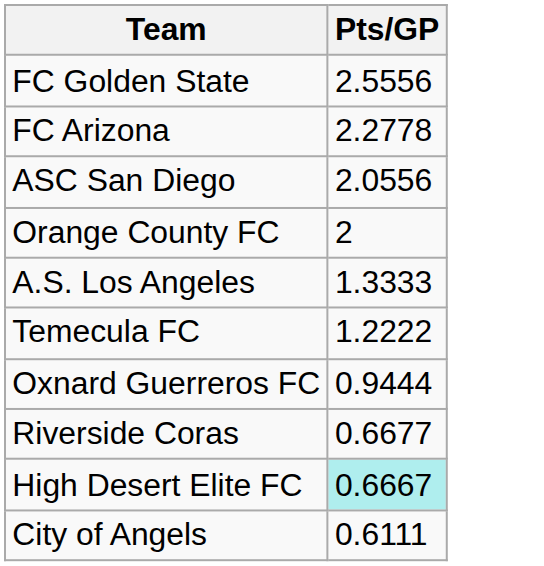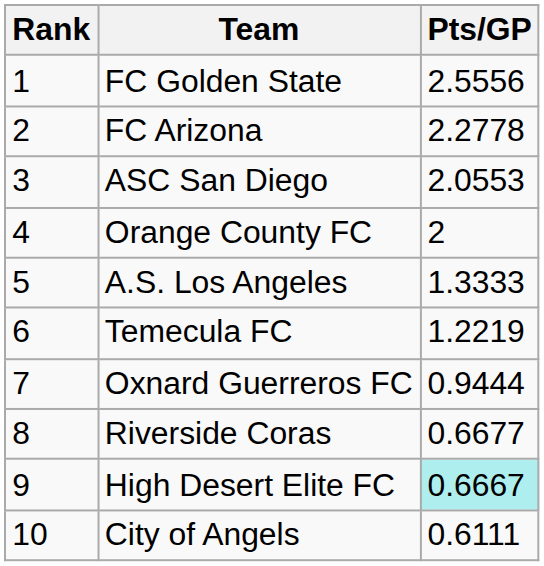+ column: (51, 29)
(384, 181) 2.0556 -> (476, 181) 2.0553
(384, 332) 1.2222 -> (476, 332) 1.2219
